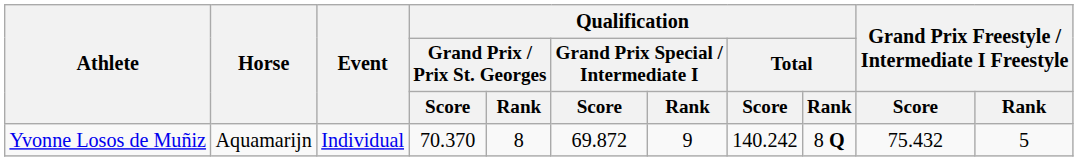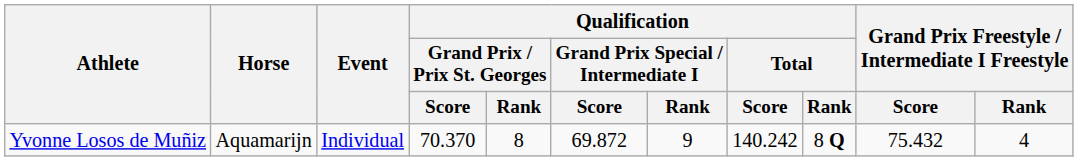(1024, 140) 5 -> (1024, 140) 4
